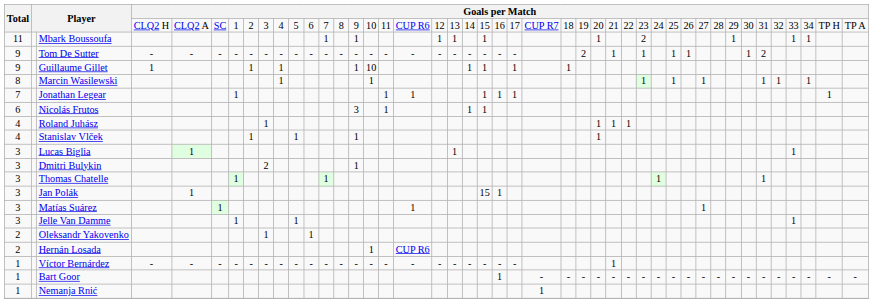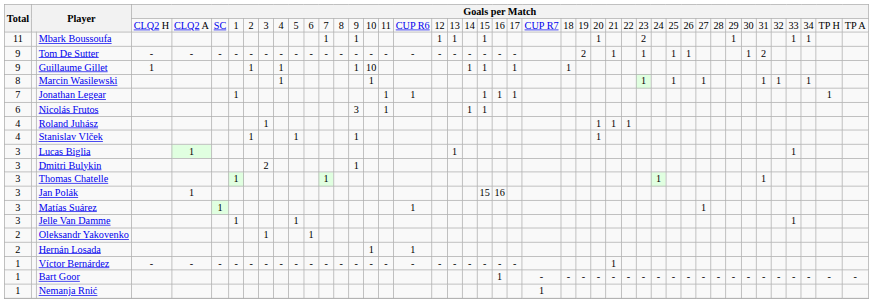(500, 193) 1 -> (500, 193) 16
(413, 249) CUP R6 -> (413, 249) 1
